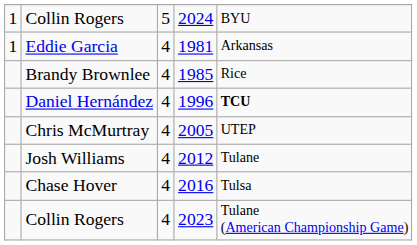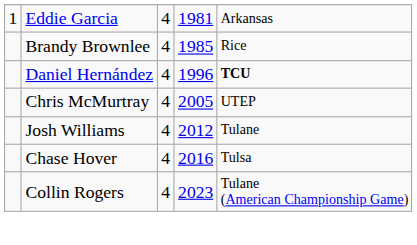- row: (196, 18)
